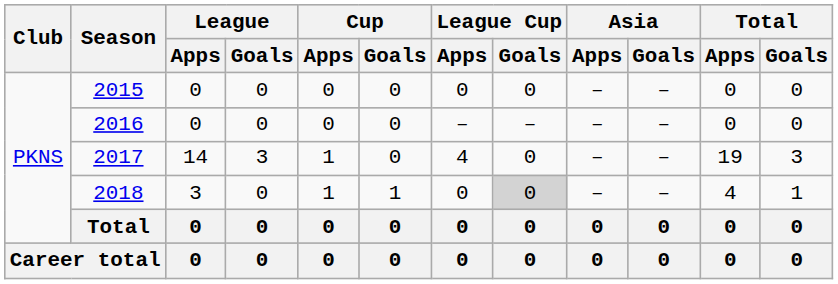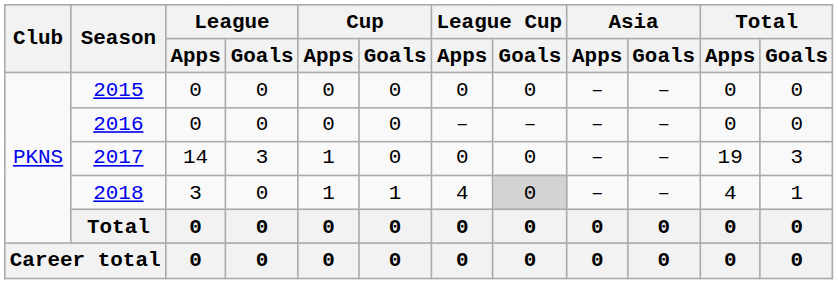(462, 158) 4 -> (462, 158) 0
(462, 192) 0 -> (462, 192) 4
